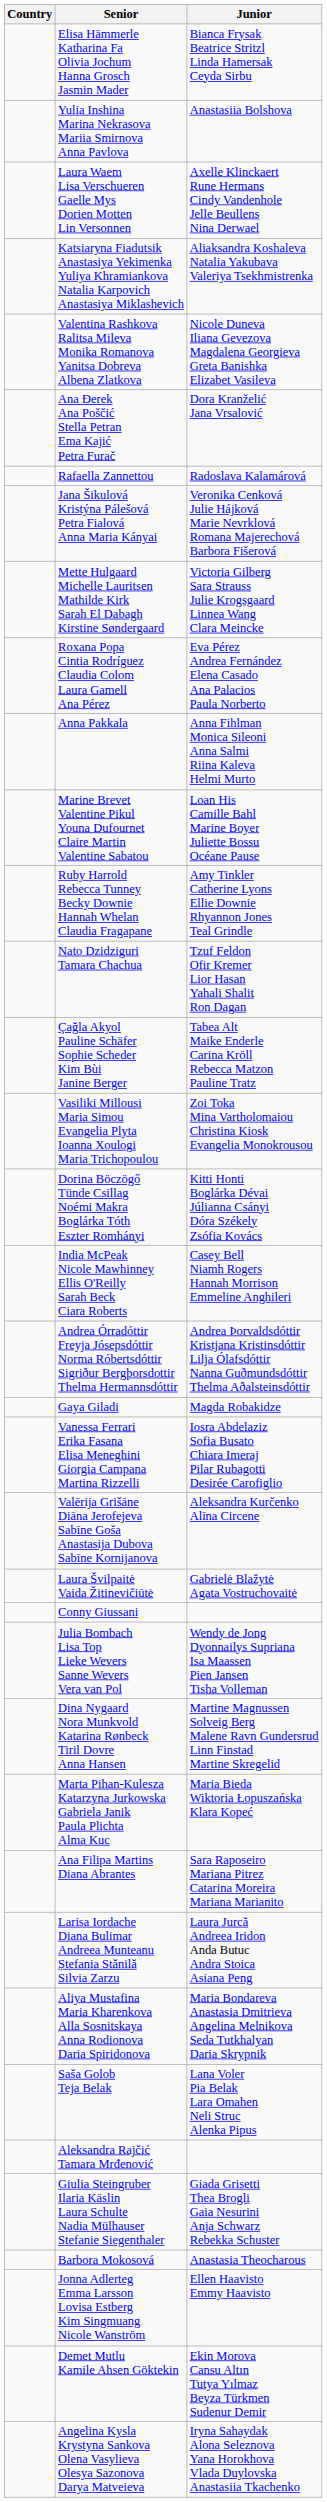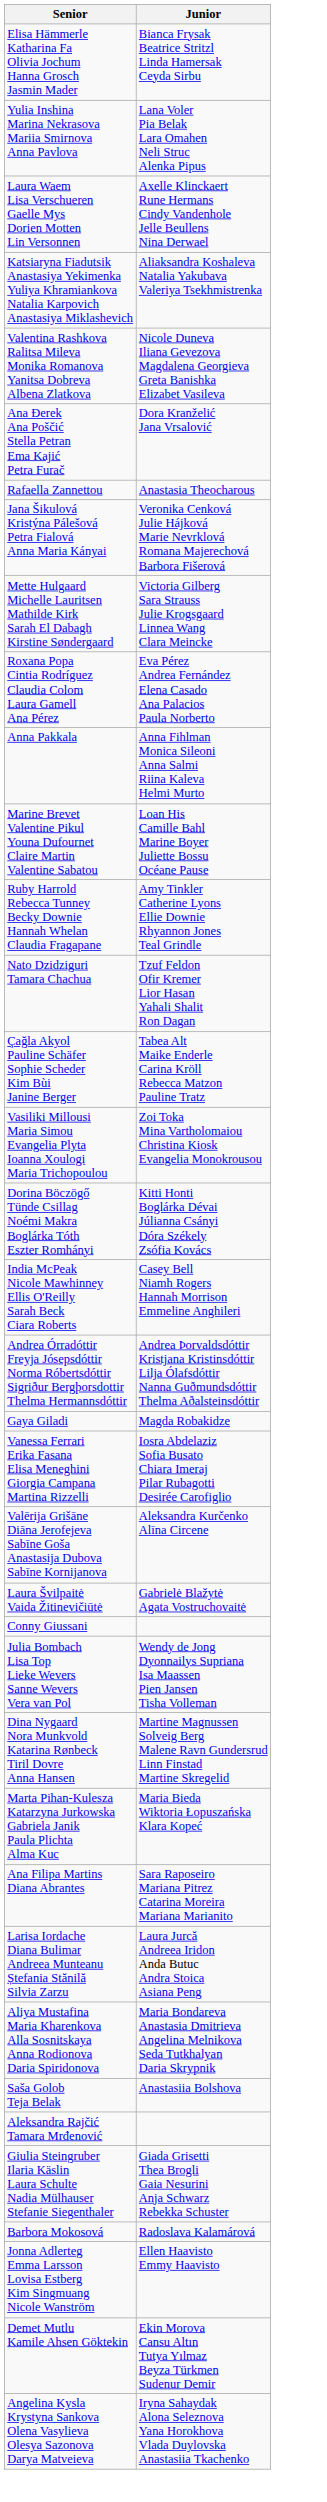- column: (30, 14)
(241, 110) Anastasiia Bolshova -> (173, 138) Lana Voler Pia Belak Lara Omahen Neli Struc Alenka Pipus
(248, 475) Radoslava Kalamárová -> (197, 489) Anastasia Theocharous
(224, 2102) Lana Voler Pia Belak Lara Omahen Neli Struc Alenka Pipus -> (190, 2088) Anastasiia Bolshova
(248, 2259) Anastasia Theocharous -> (197, 2231) Radoslava Kalamárová
